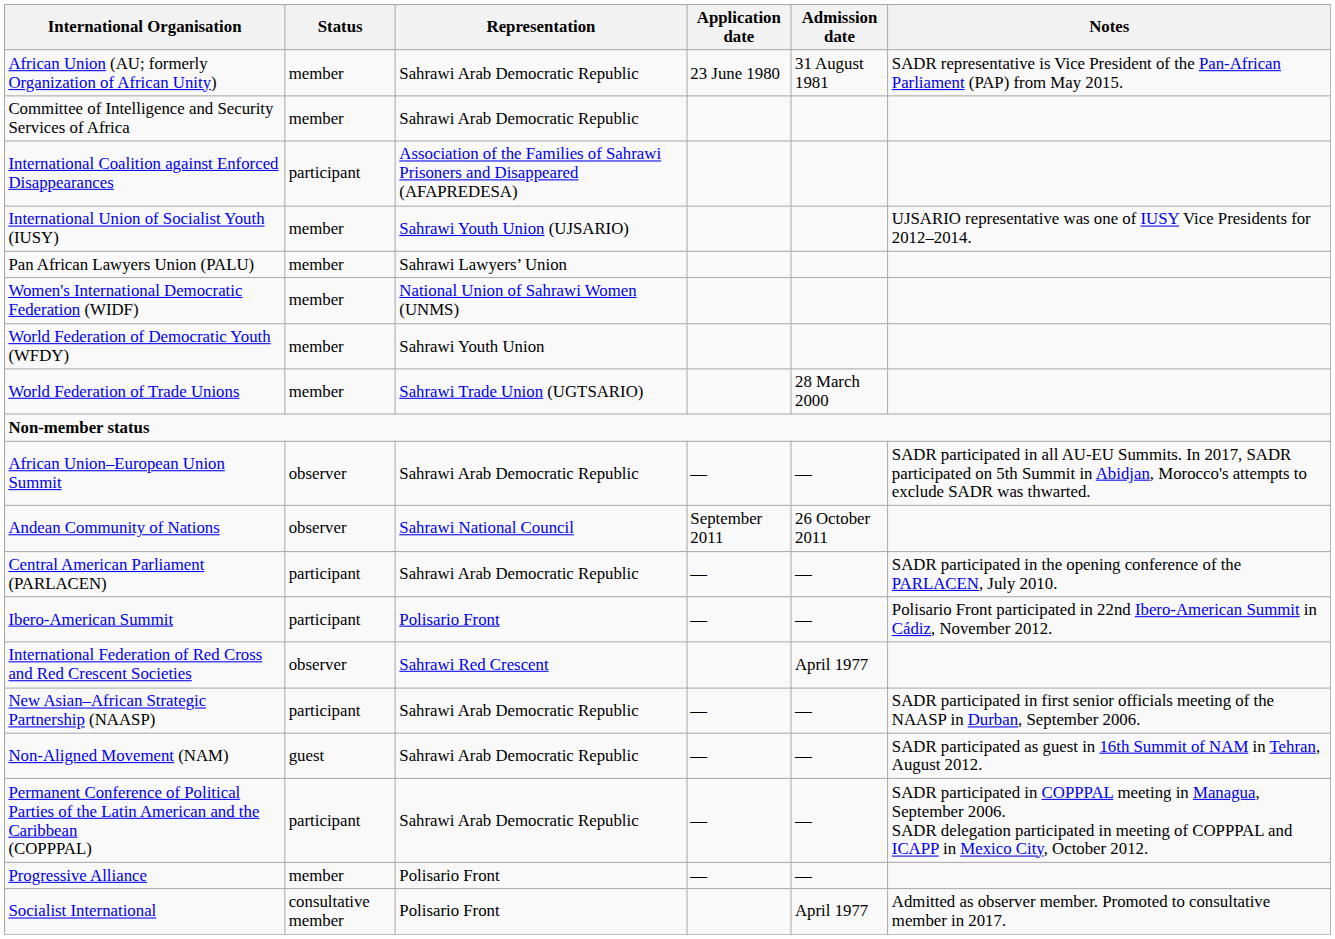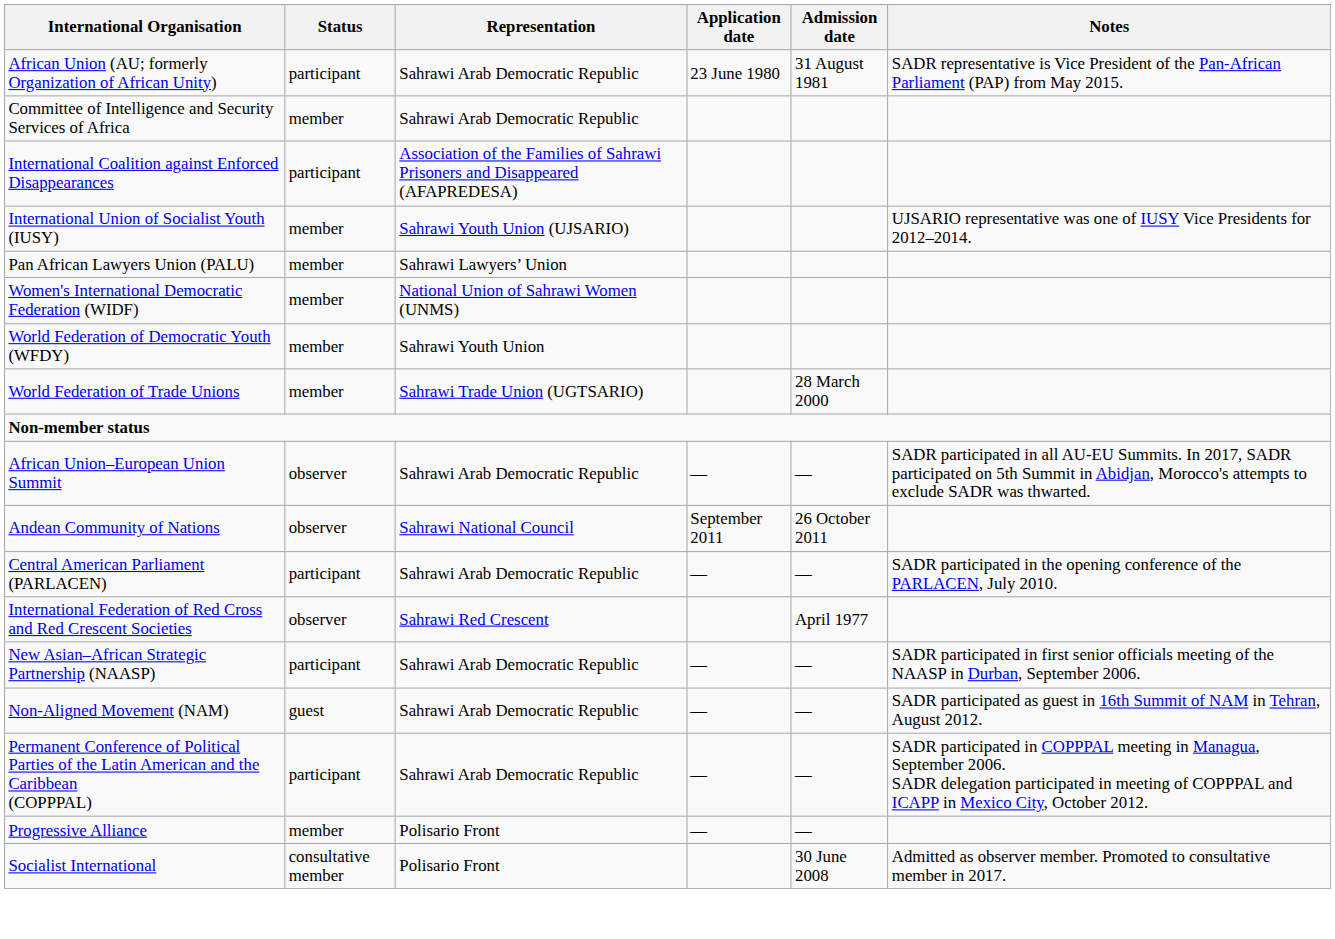(316, 72) member -> (325, 72) participant
- row: (91, 619)
(832, 911) April 1977 -> (821, 865) 30 June 2008
